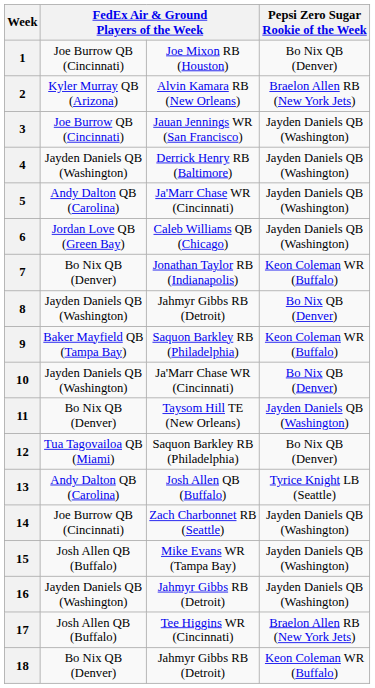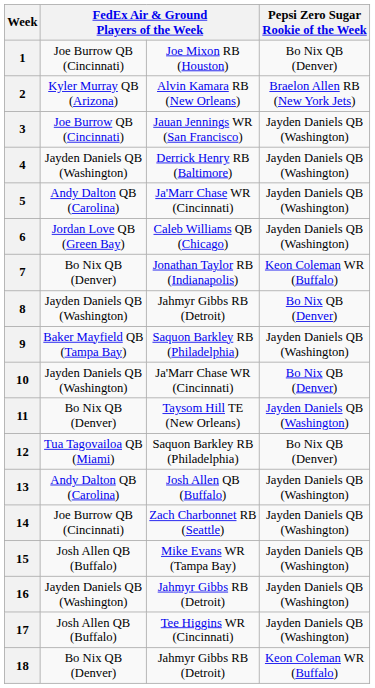(315, 344) Keon Coleman WR (Buffalo) -> (315, 344) Jayden Daniels QB (Washington)
(315, 487) Tyrice Knight LB (Seattle) -> (315, 487) Jayden Daniels QB (Washington)
(315, 630) Braelon Allen RB (New York Jets) -> (315, 630) Jayden Daniels QB (Washington)
